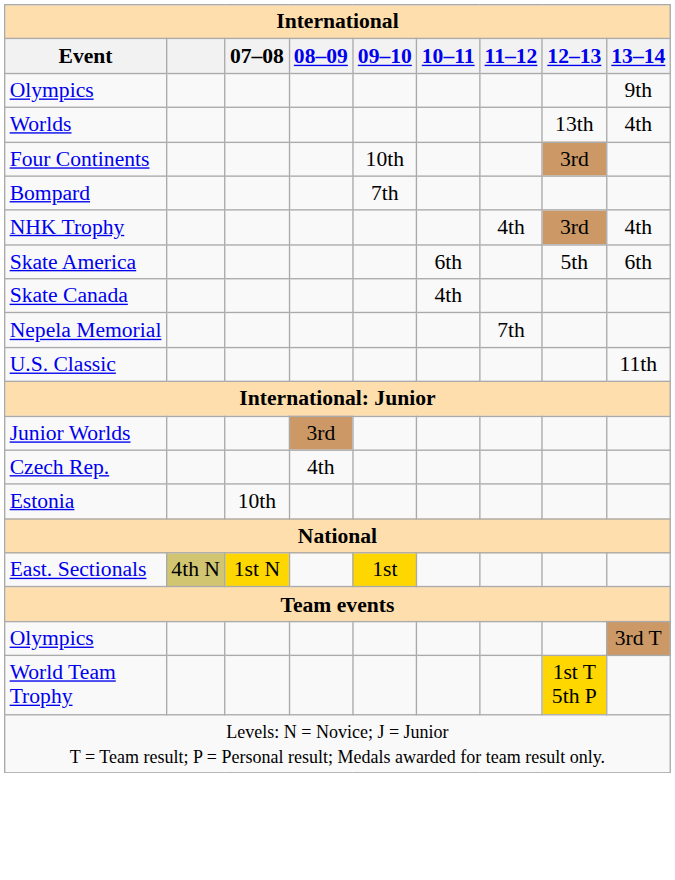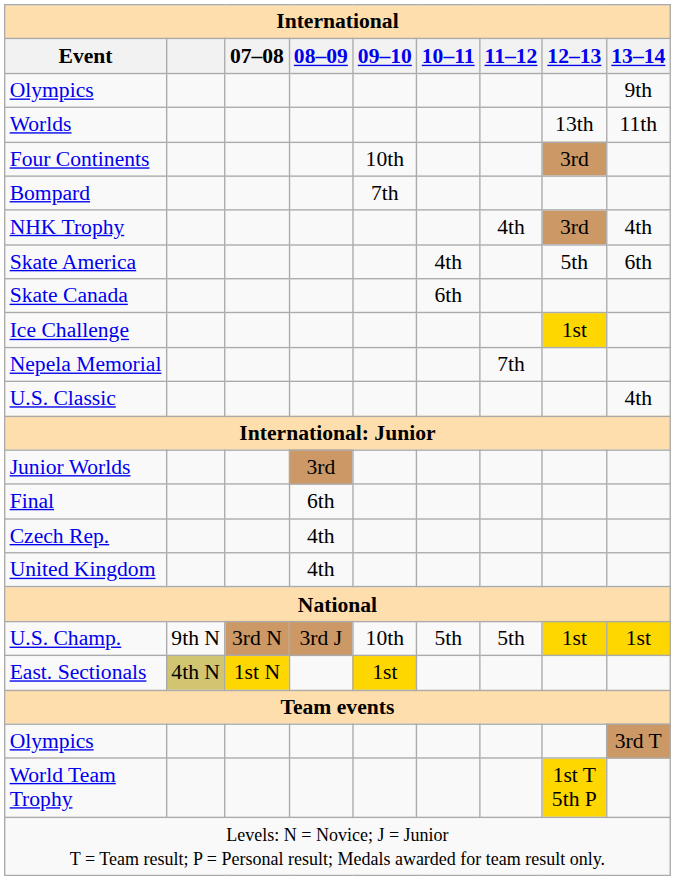(638, 124) 4th -> (638, 124) 11th
(448, 261) 6th -> (448, 261) 4th
(448, 295) 4th -> (448, 295) 6th
+ row: (69, 329)
(638, 364) 11th -> (638, 398) 4th
+ row: (32, 501)
- row: (42, 501)
+ row: (83, 569)
+ row: (65, 638)
